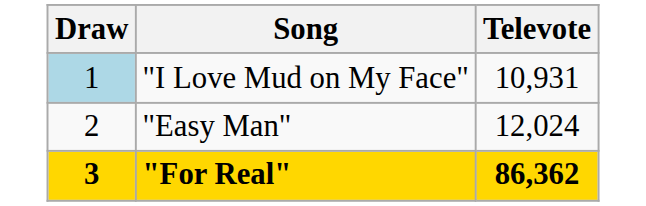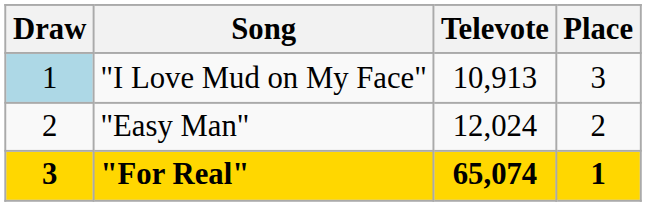+ column: (598, 28)
(537, 77) 10,931 -> (495, 77) 10,913
(537, 175) 86,362 -> (495, 175) 65,074
